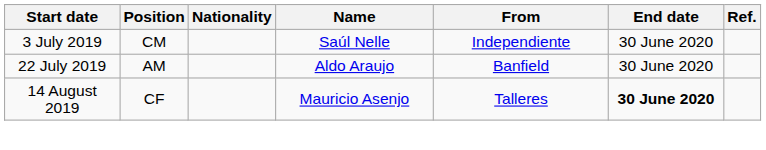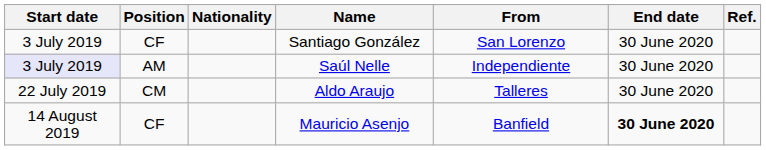+ row: (354, 42)
(62, 42) no background -> (62, 66) lavender background
(154, 42) CM -> (154, 66) AM
(154, 66) AM -> (154, 91) CM
(521, 66) Banfield -> (521, 91) Talleres
(521, 100) Talleres -> (521, 124) Banfield
